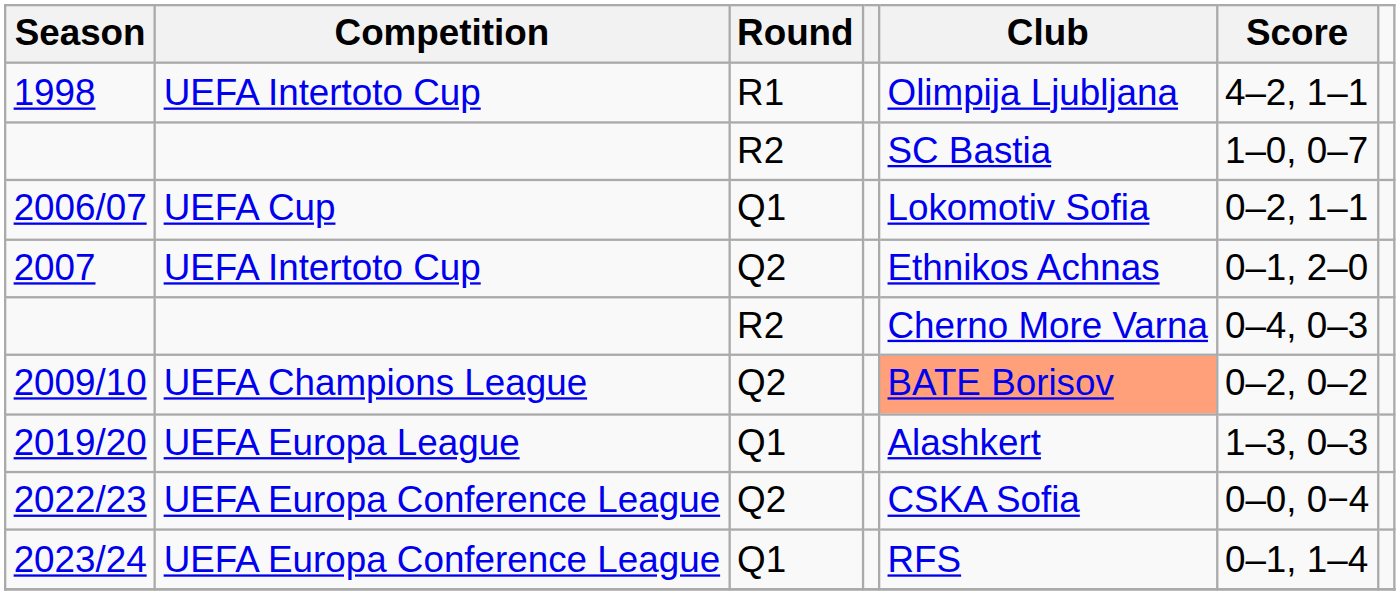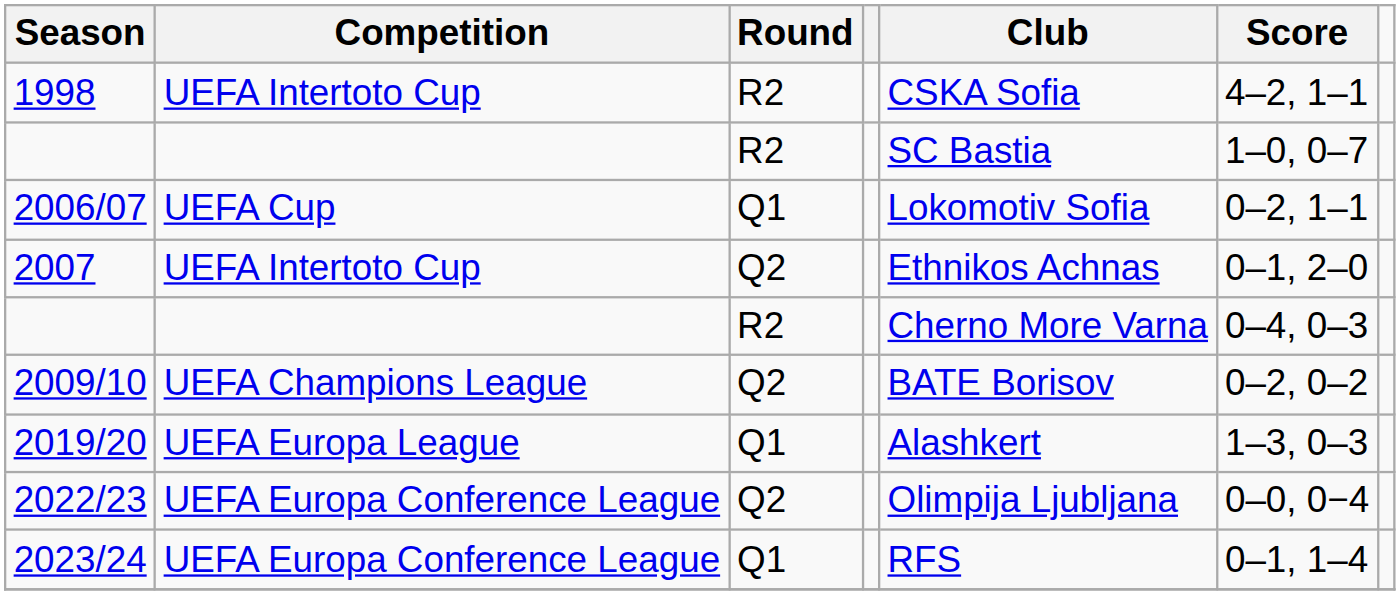(761, 92) R1 -> (761, 92) R2
(1033, 92) Olimpija Ljubljana -> (984, 92) CSKA Sofia
(1001, 383) lightsalmon background -> (1001, 383) no background
(984, 500) CSKA Sofia -> (1033, 500) Olimpija Ljubljana
